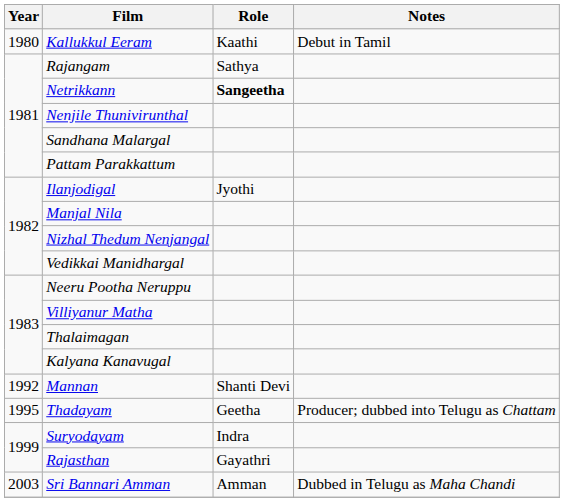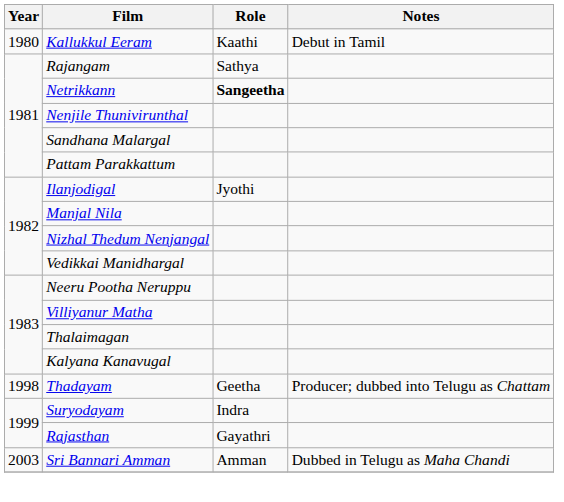- row: (72, 386)
(24, 410) 1995 -> (24, 386) 1998
